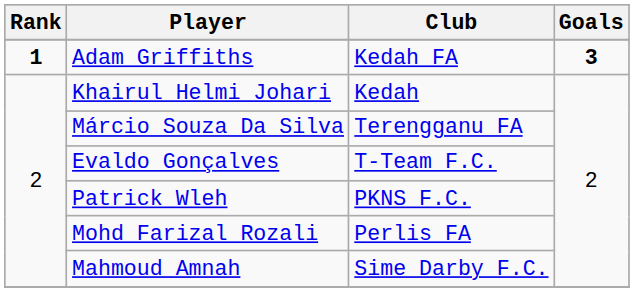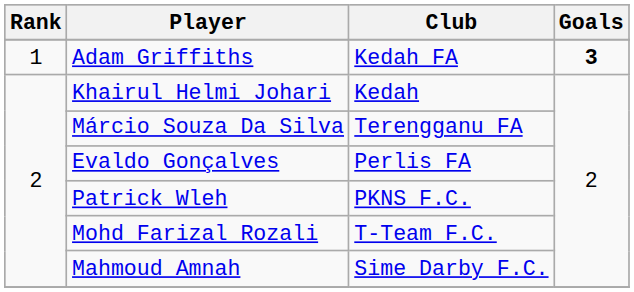(36, 58) bold -> (36, 58) normal
(426, 163) T-Team F.C. -> (413, 163) Perlis FA
(413, 233) Perlis FA -> (426, 233) T-Team F.C.
